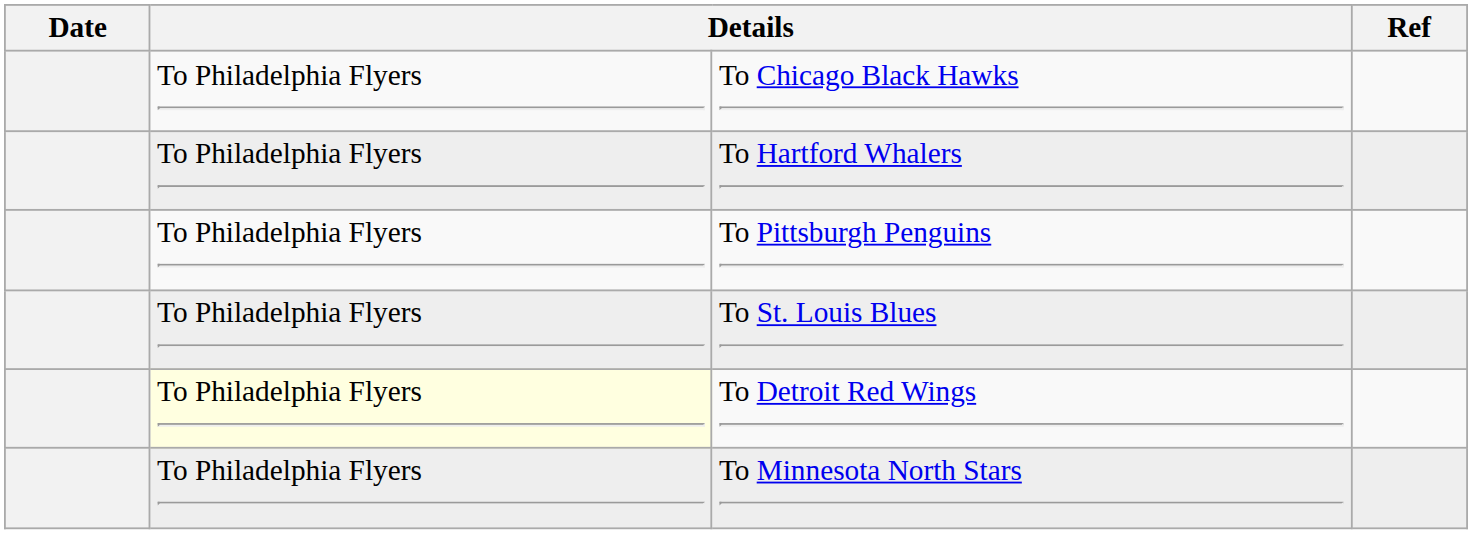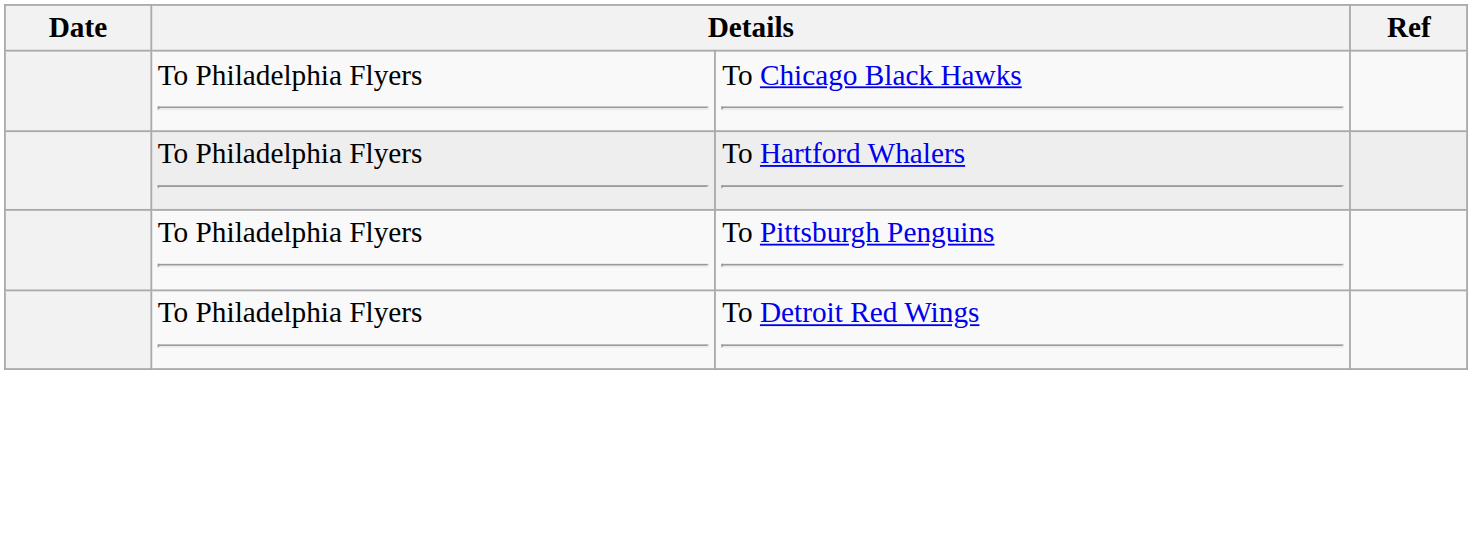- row: (1032, 322)
(431, 401) lightyellow background -> (433, 322) no background
- row: (1032, 481)
